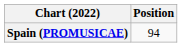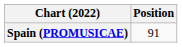(154, 32) 94 -> (154, 32) 91
